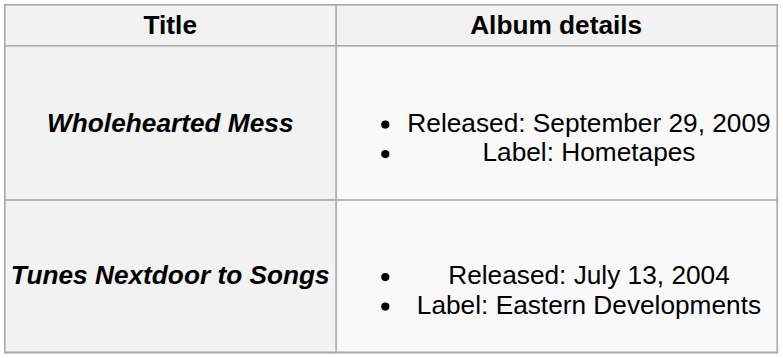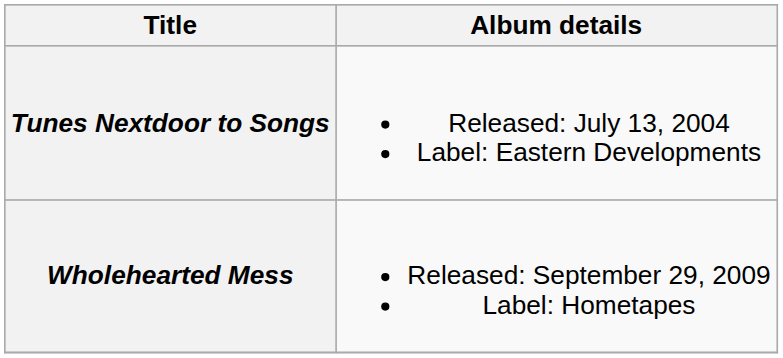rows swapped: (170, 275) <-> (170, 122)
